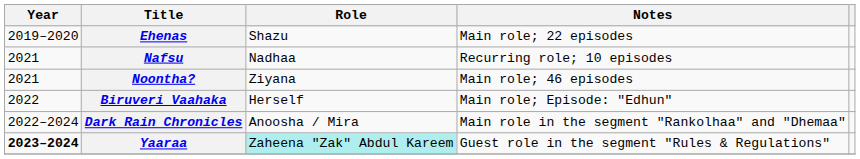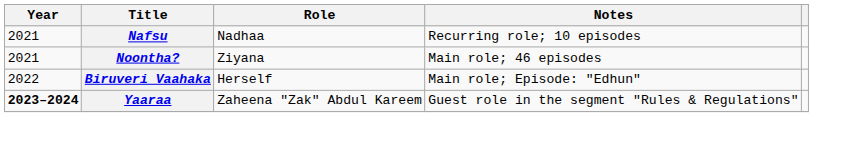- row: (164, 37)
- row: (164, 122)
(351, 144) paleturquoise background -> (320, 101) no background
